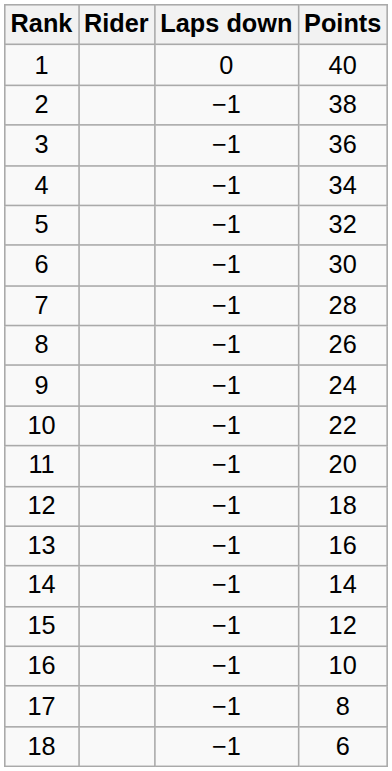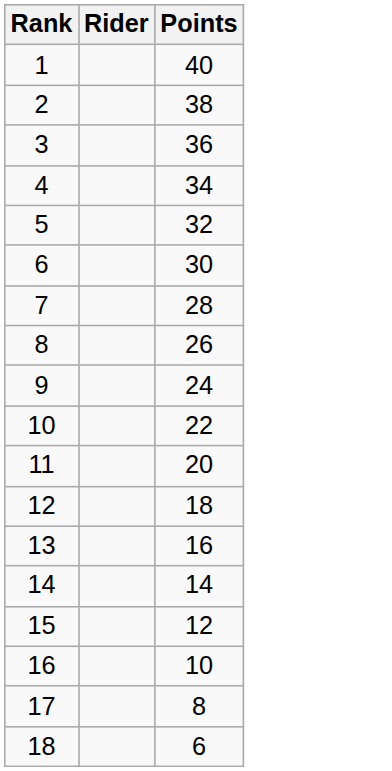- column: (226, 24)
